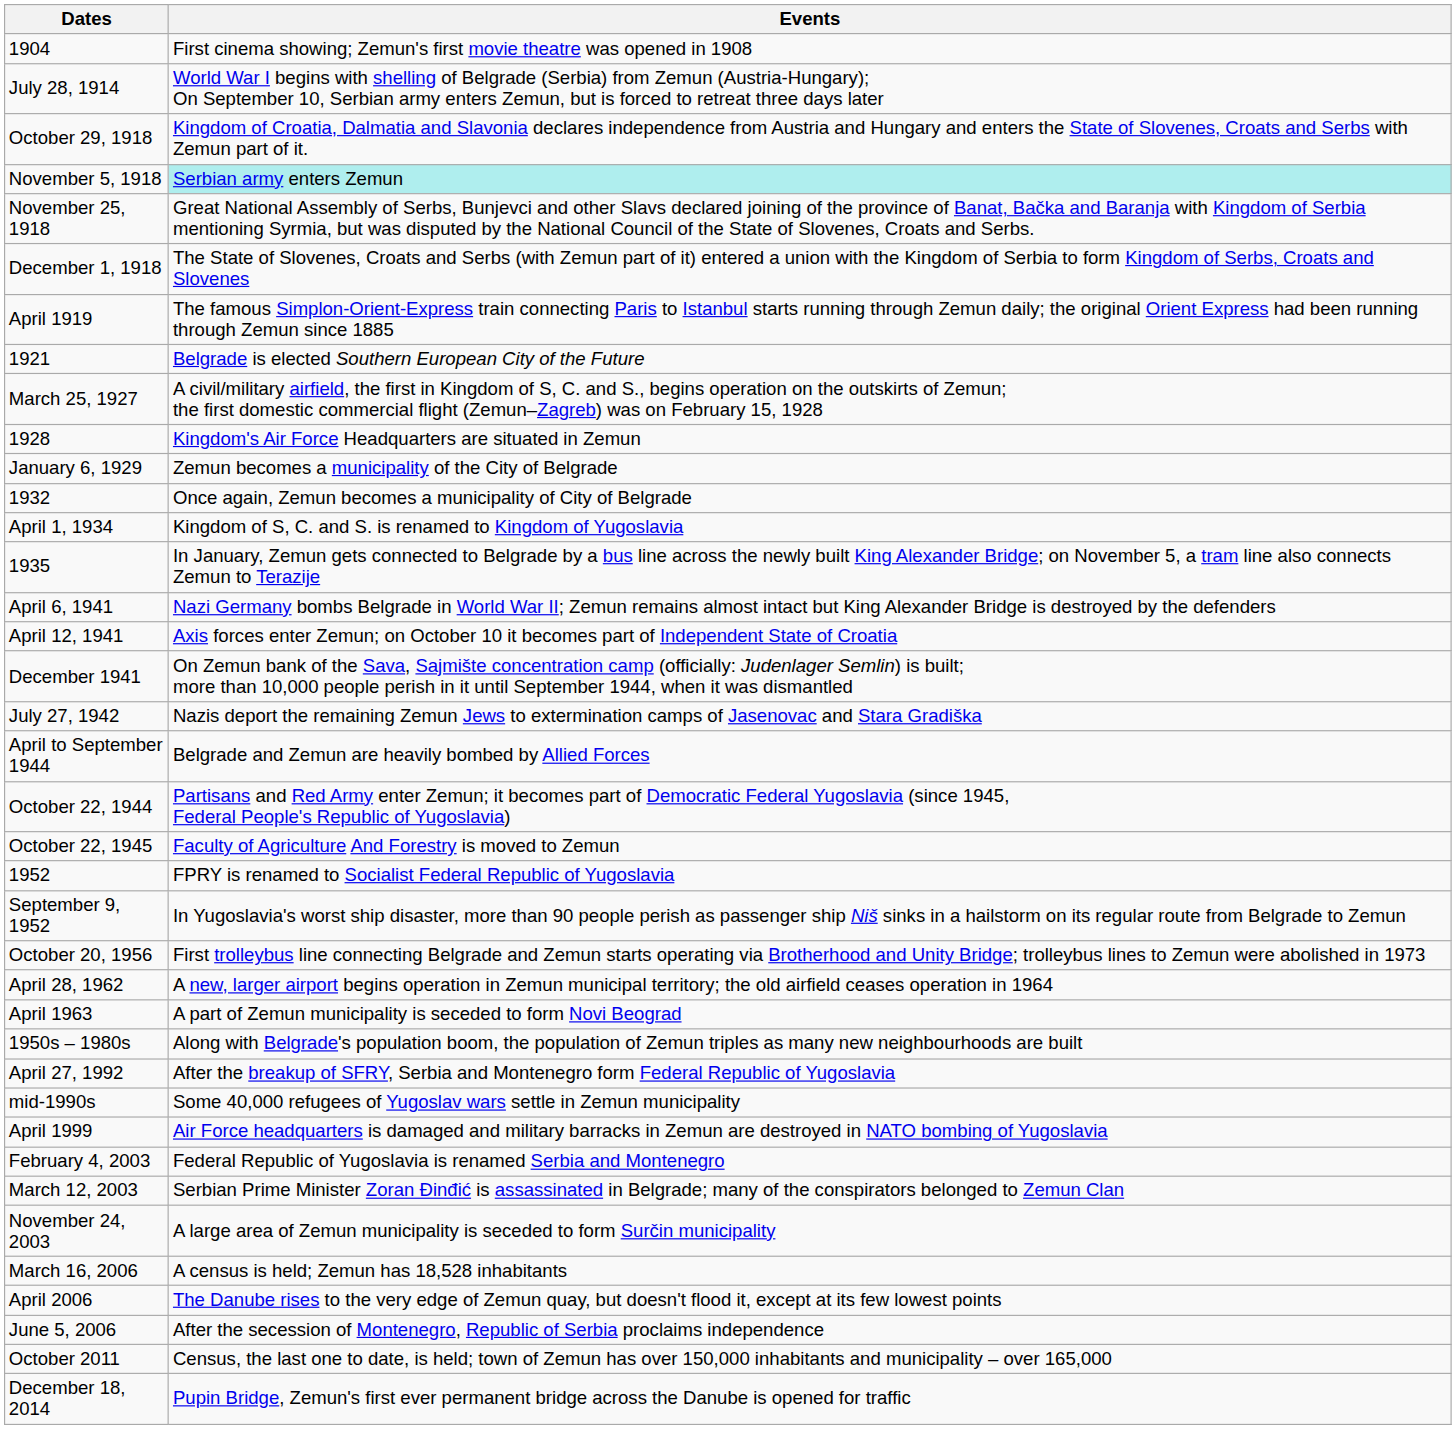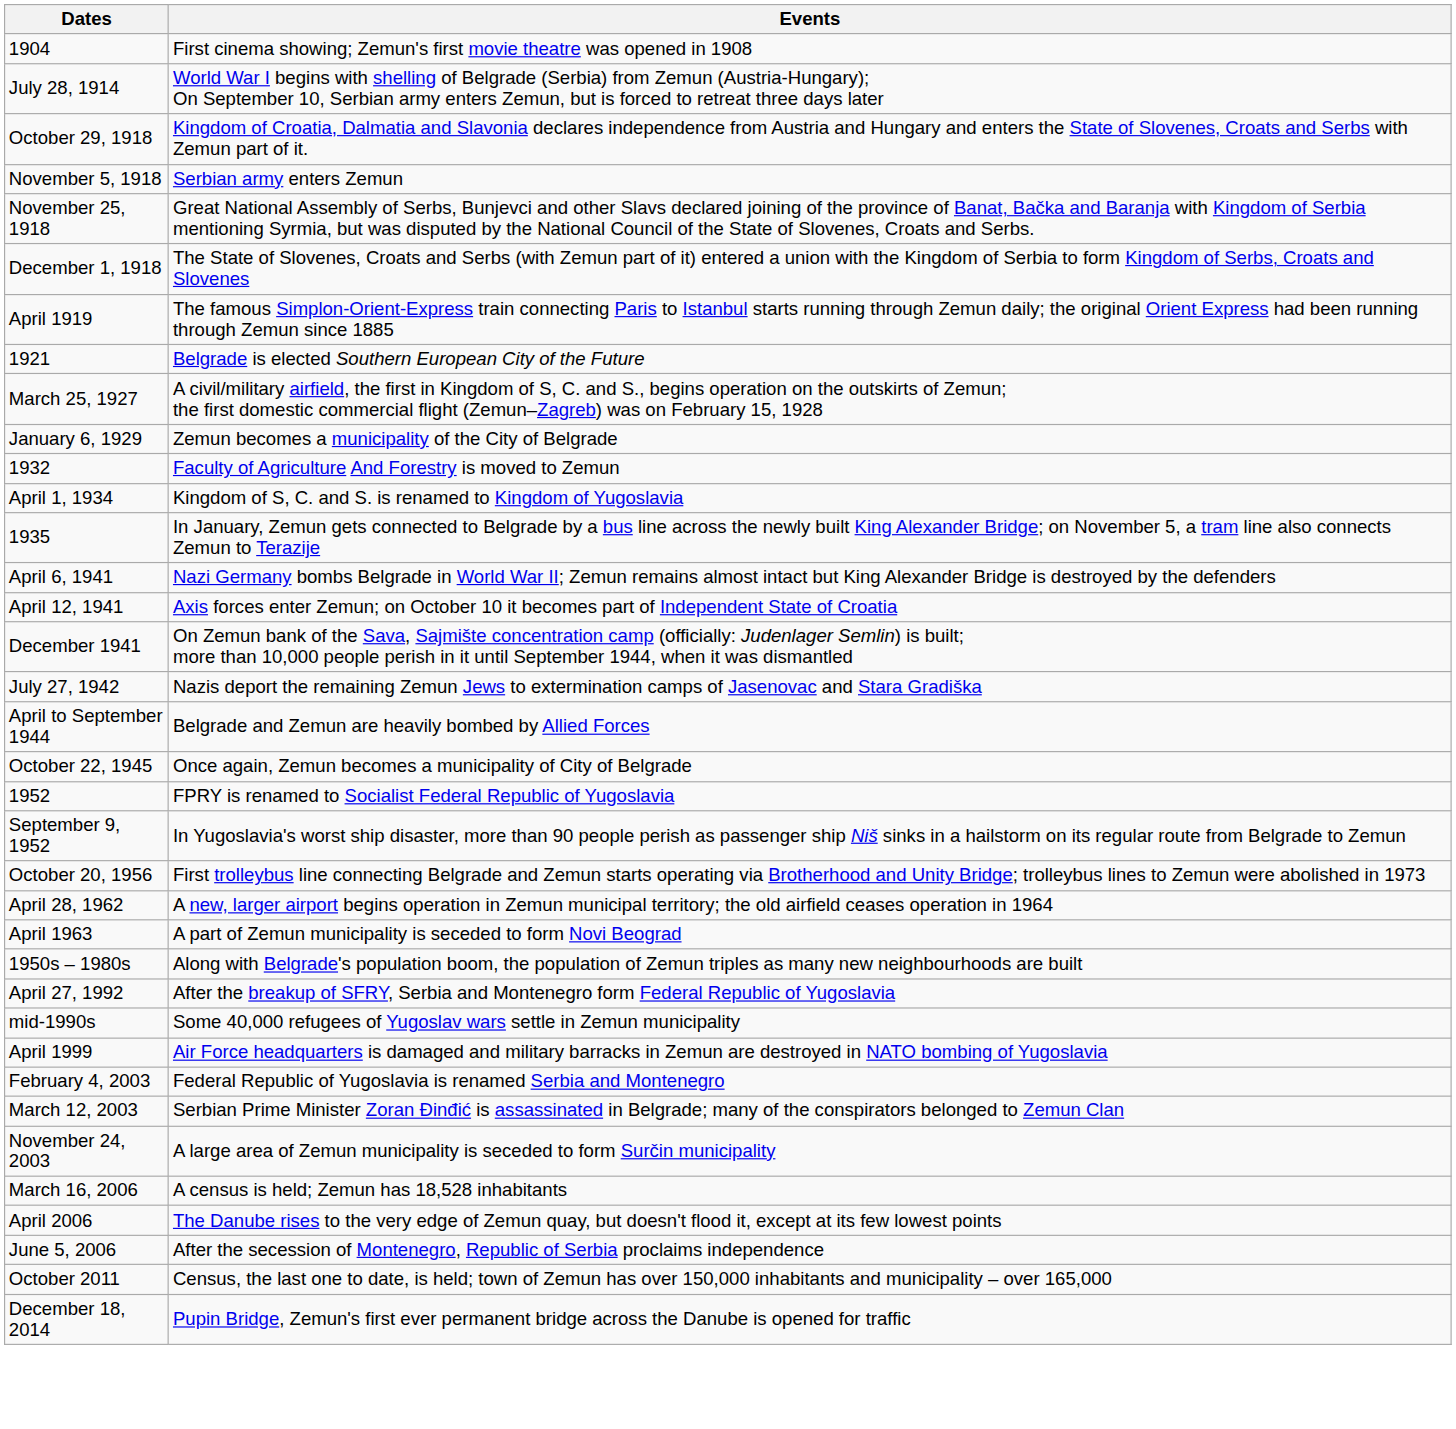(288, 178) paleturquoise background -> (288, 178) no background
- row: (30, 438)
(432, 497) Once again, Zemun becomes a municipality of City of Belgrade -> (396, 468) Faculty of Agriculture And Forestry is moved to Zemun
- row: (81, 806)
(396, 846) Faculty of Agriculture And Forestry is moved to Zemun -> (432, 766) Once again, Zemun becomes a municipality of City of Belgrade
